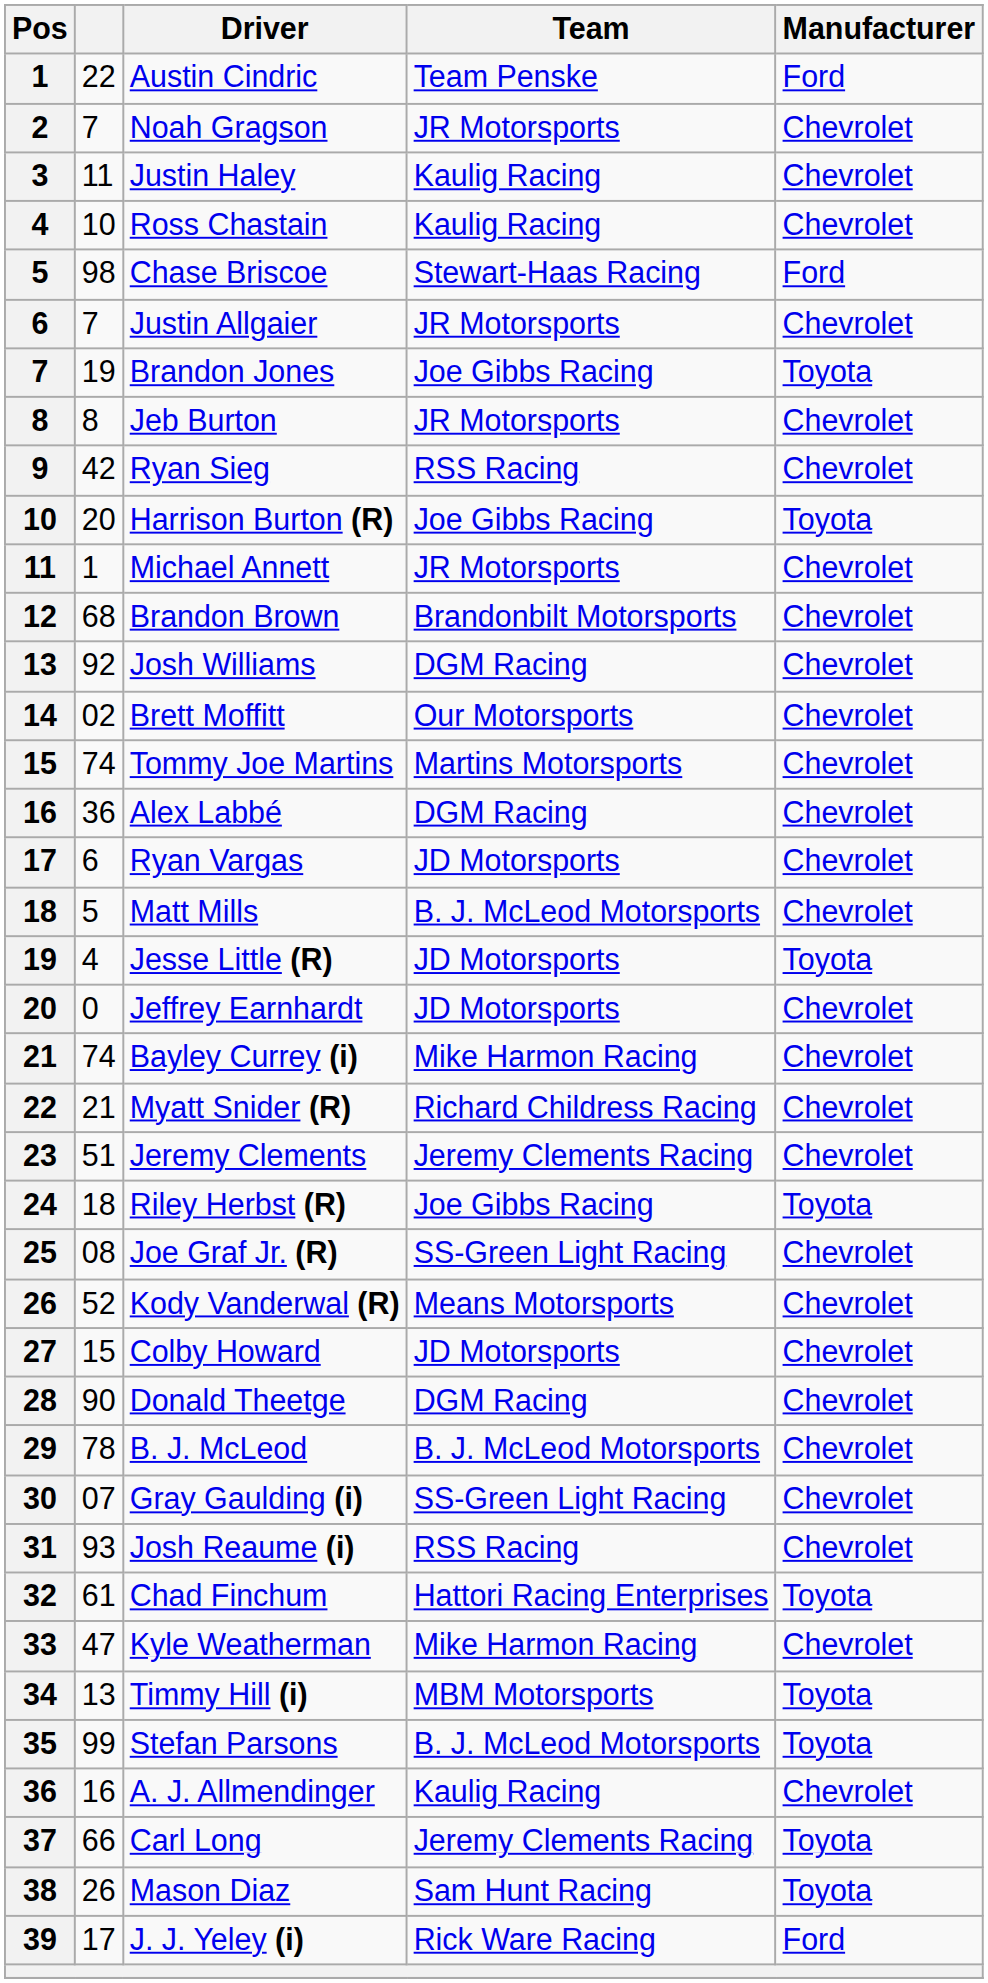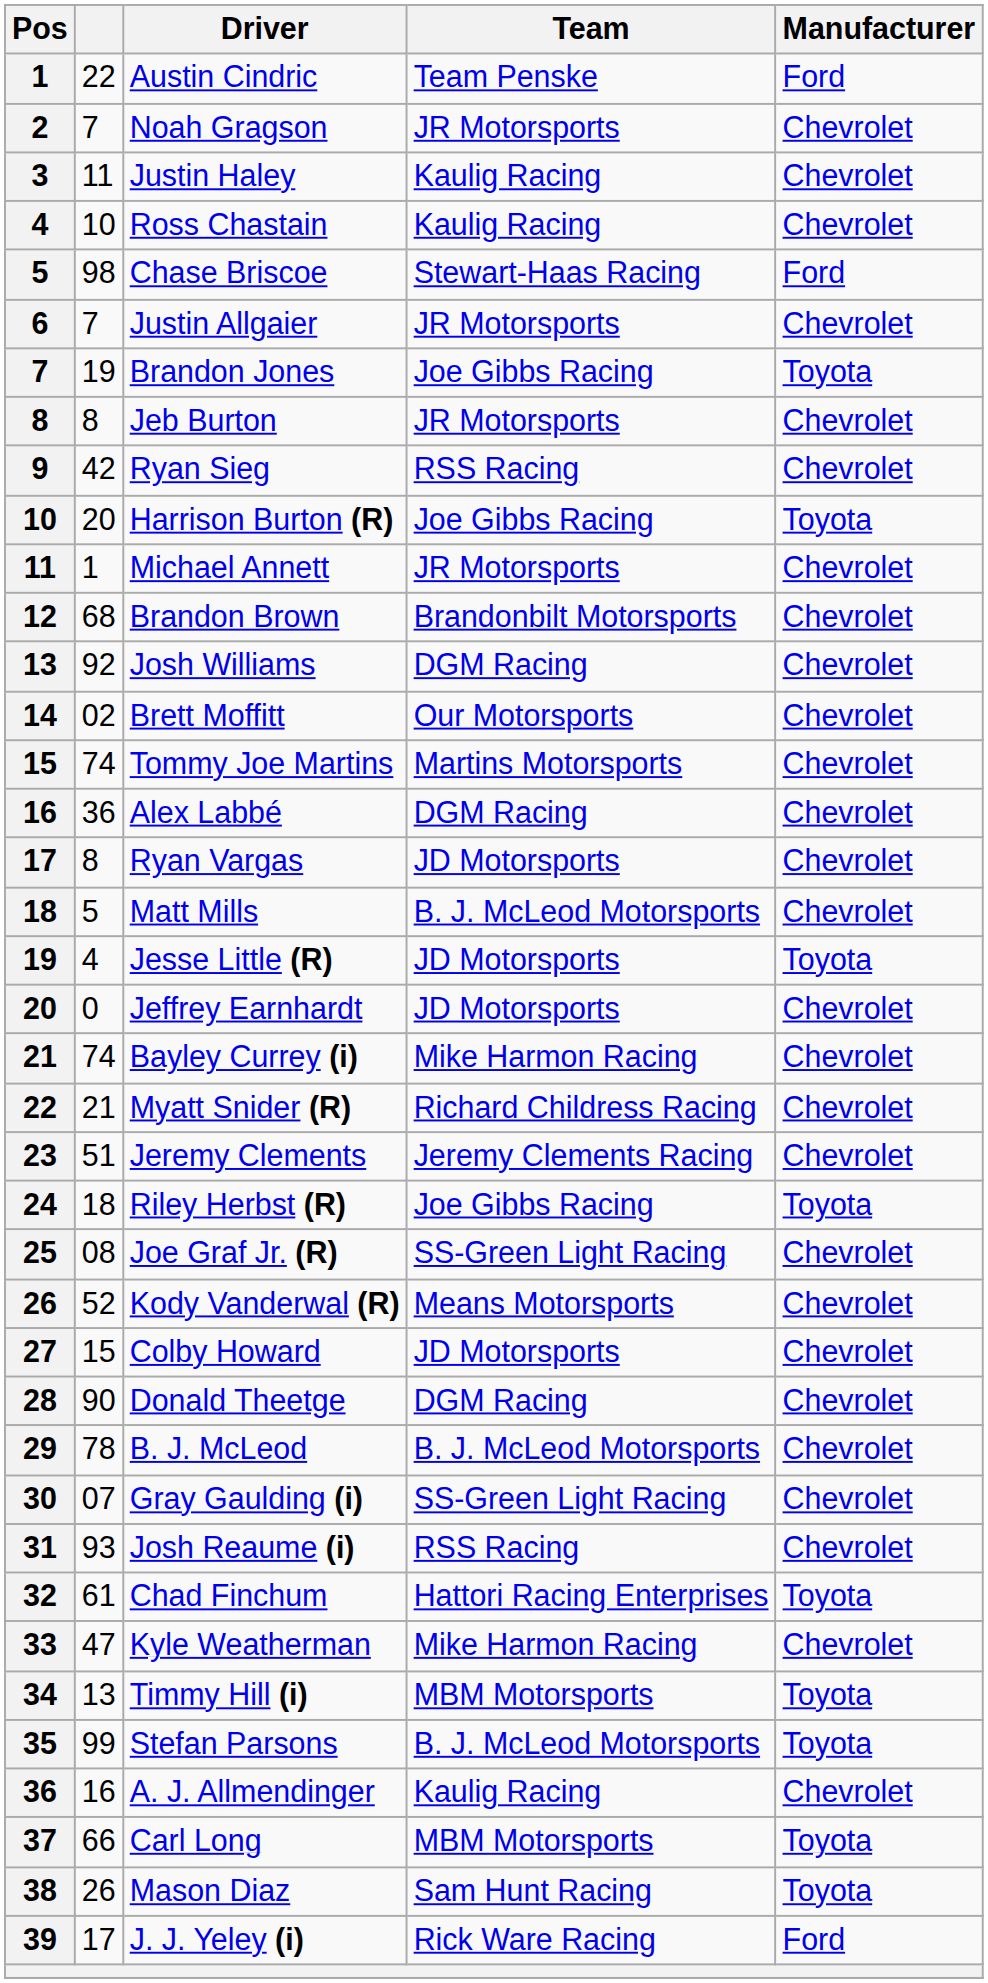(90, 861) 6 -> (90, 861) 8
(583, 1841) Jeremy Clements Racing -> (534, 1841) MBM Motorsports
